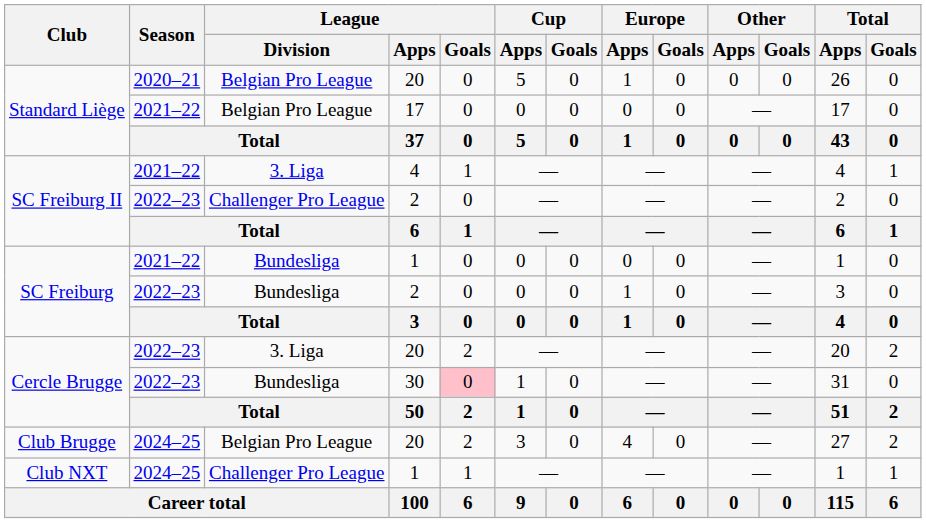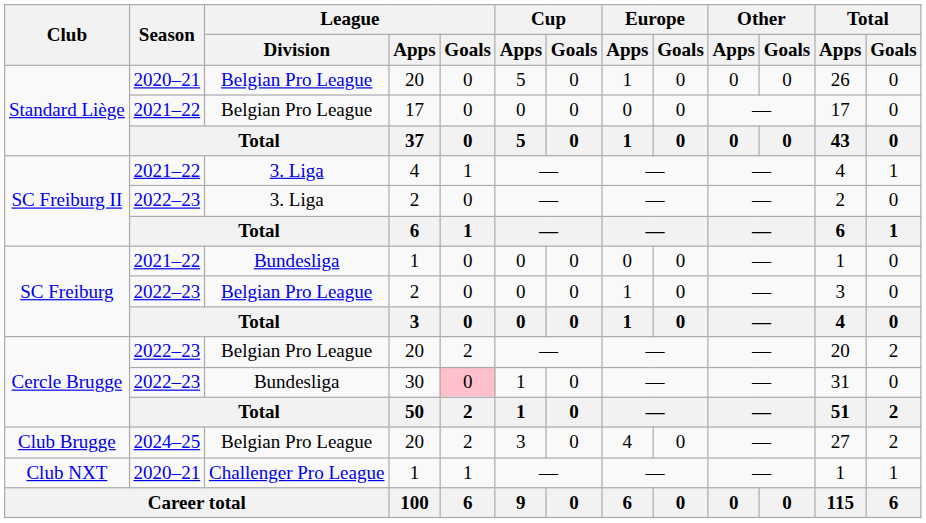(297, 200) Challenger Pro League -> (297, 200) 3. Liga
(297, 291) Bundesliga -> (297, 291) Belgian Pro League
(297, 351) 3. Liga -> (297, 351) Belgian Pro League
(167, 472) 2024–25 -> (167, 472) 2020–21
